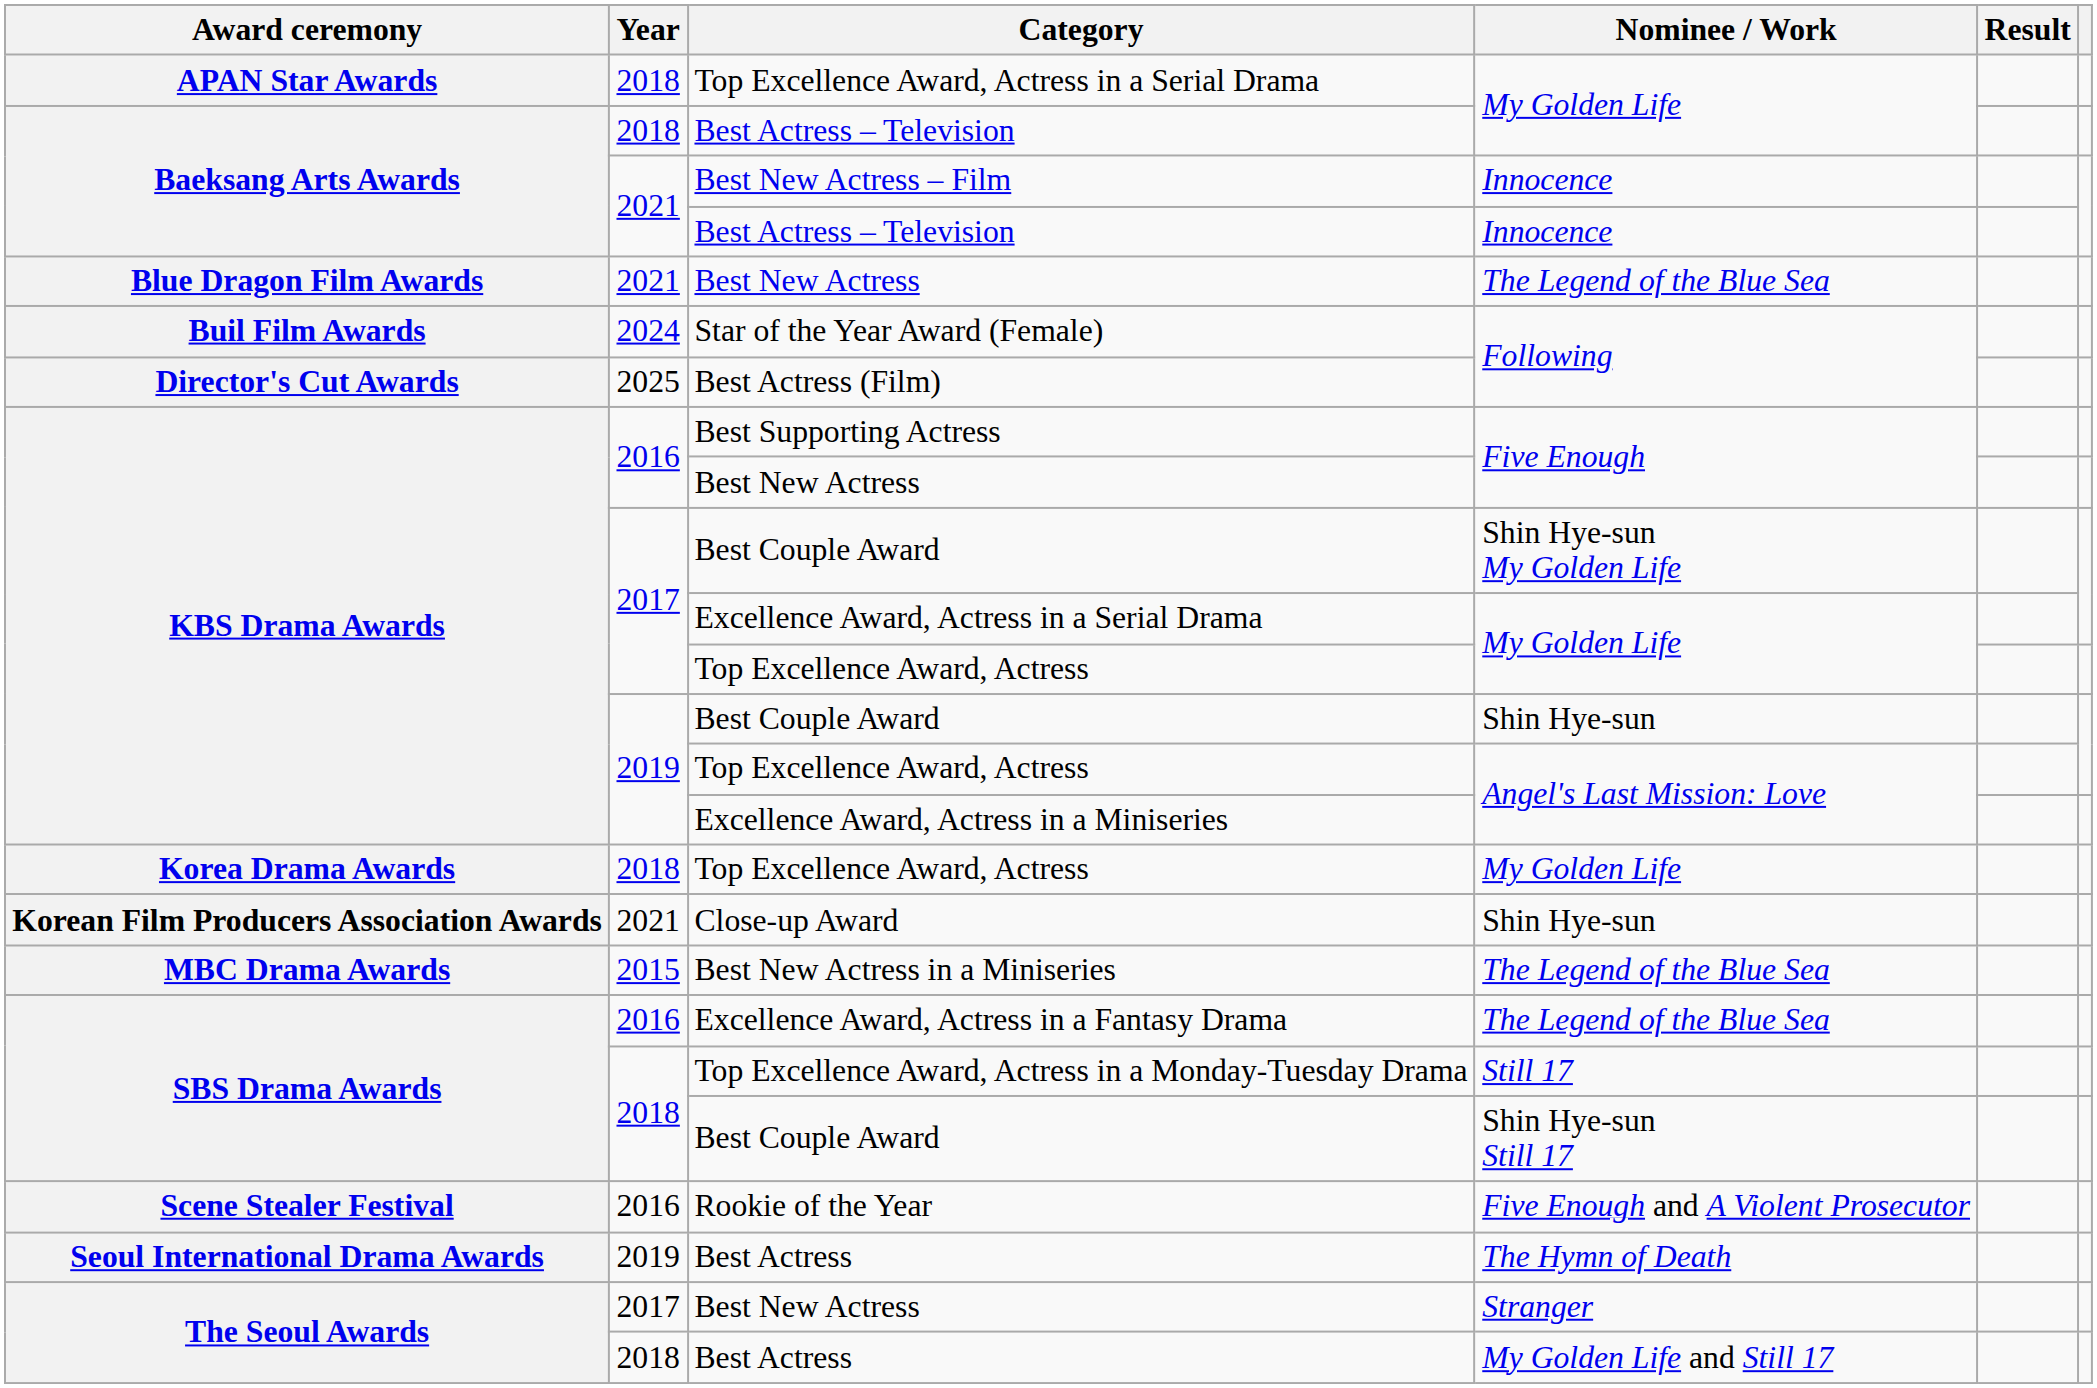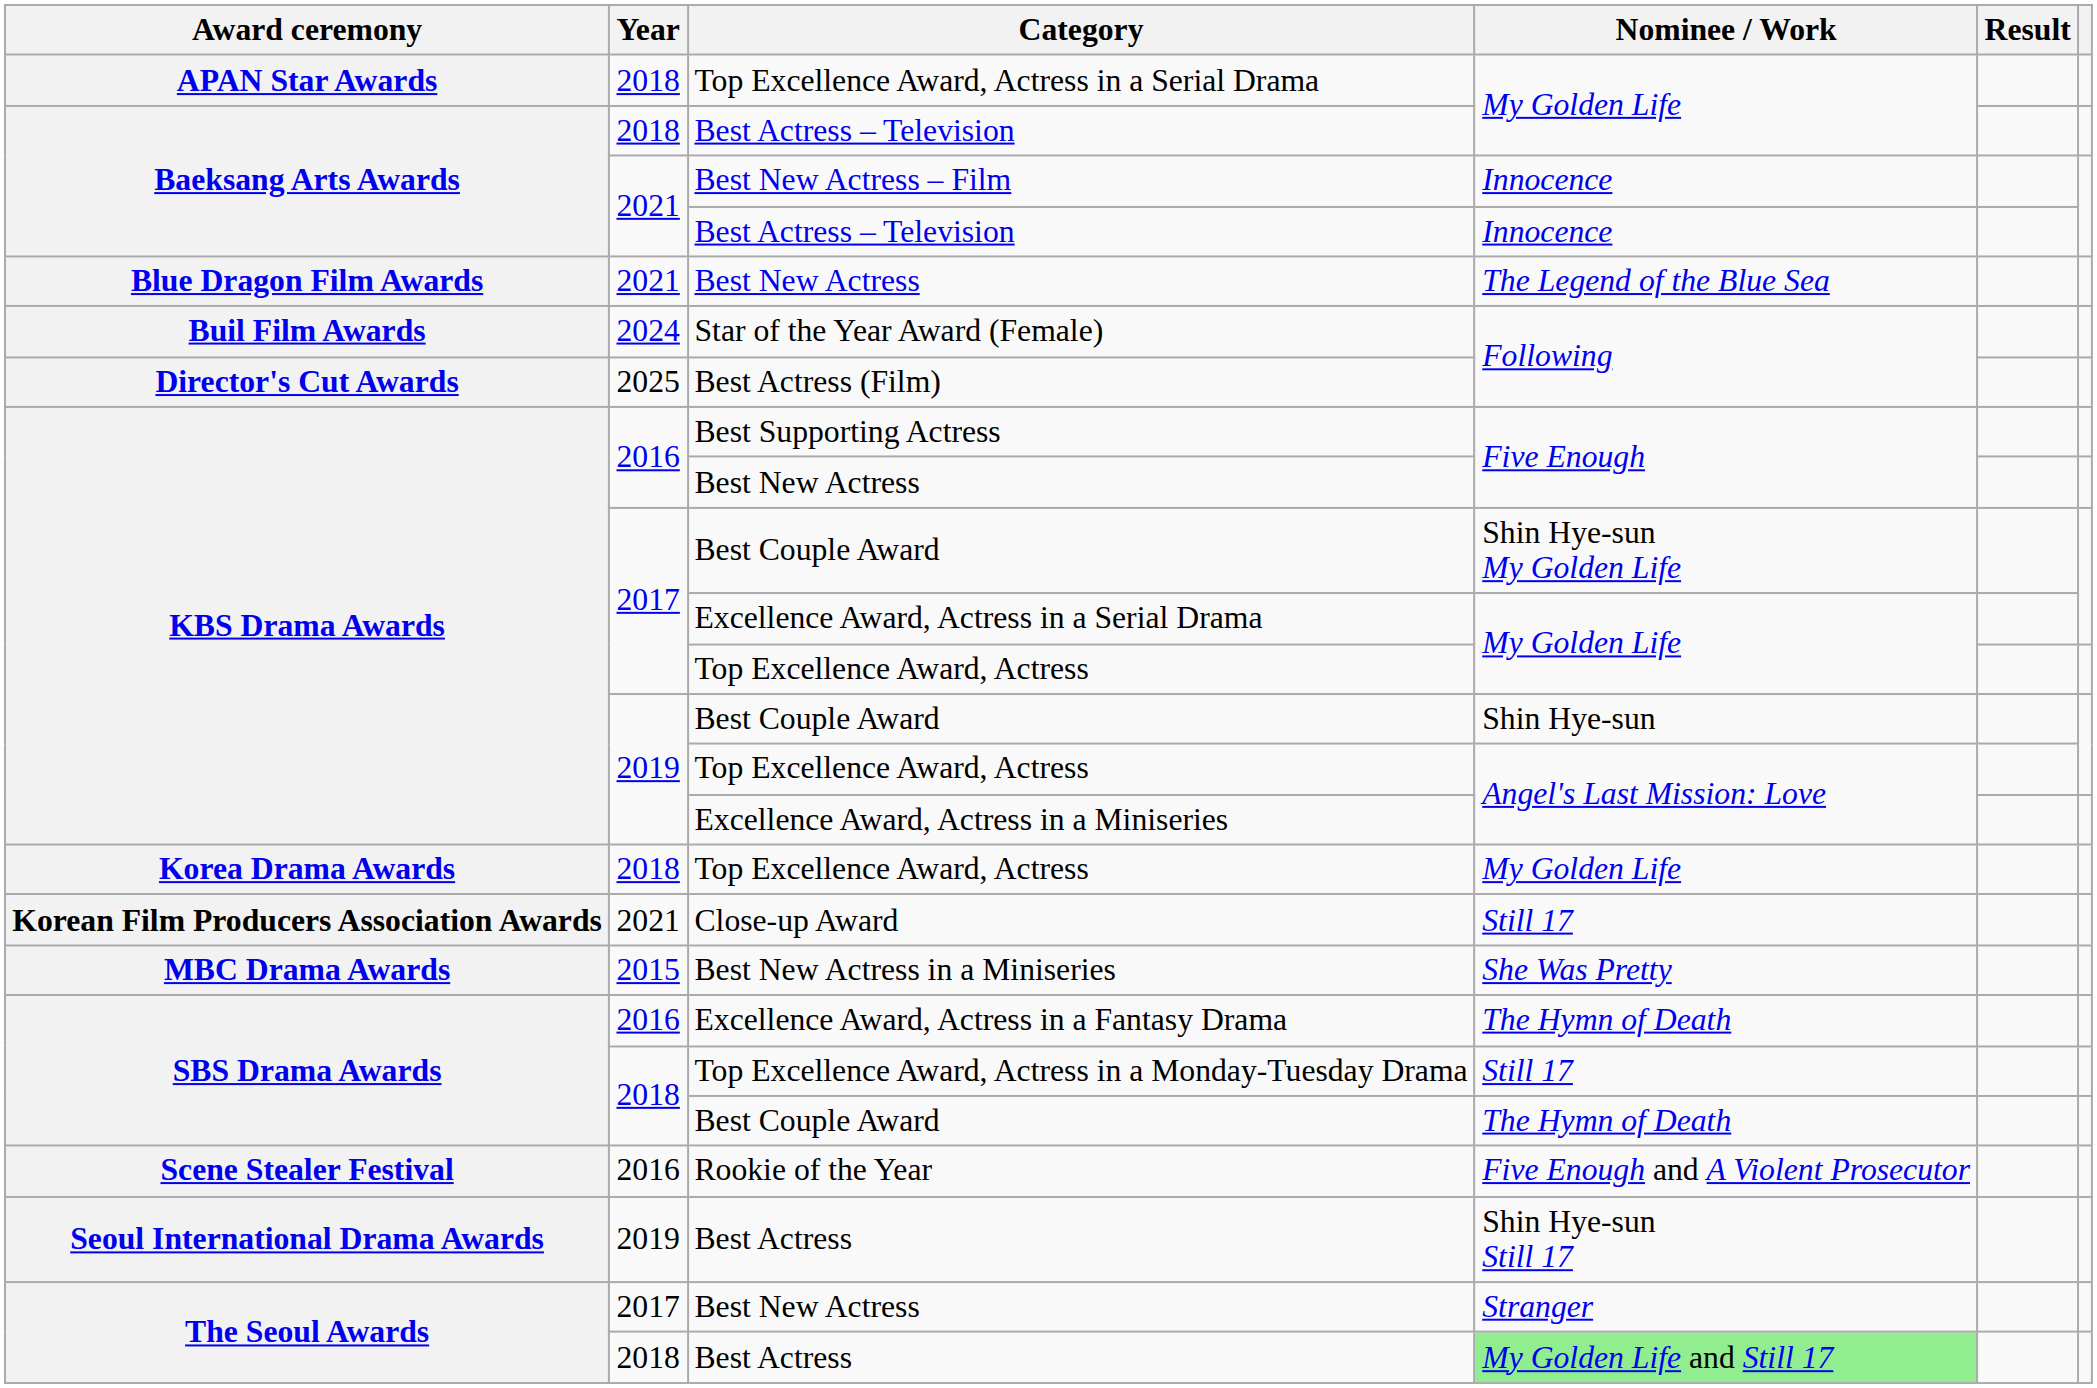(1569, 919) Shin Hye-sun -> (1528, 919) Still 17
(1656, 969) The Legend of the Blue Sea -> (1577, 969) She Was Pretty
(1656, 1019) The Legend of the Blue Sea -> (1607, 1019) The Hymn of Death
(1569, 1138) Shin Hye-sun Still 17 -> (1607, 1120) The Hymn of Death
(1607, 1256) The Hymn of Death -> (1569, 1238) Shin Hye-sun Still 17
(1658, 1356) no background -> (1658, 1356) lightgreen background
